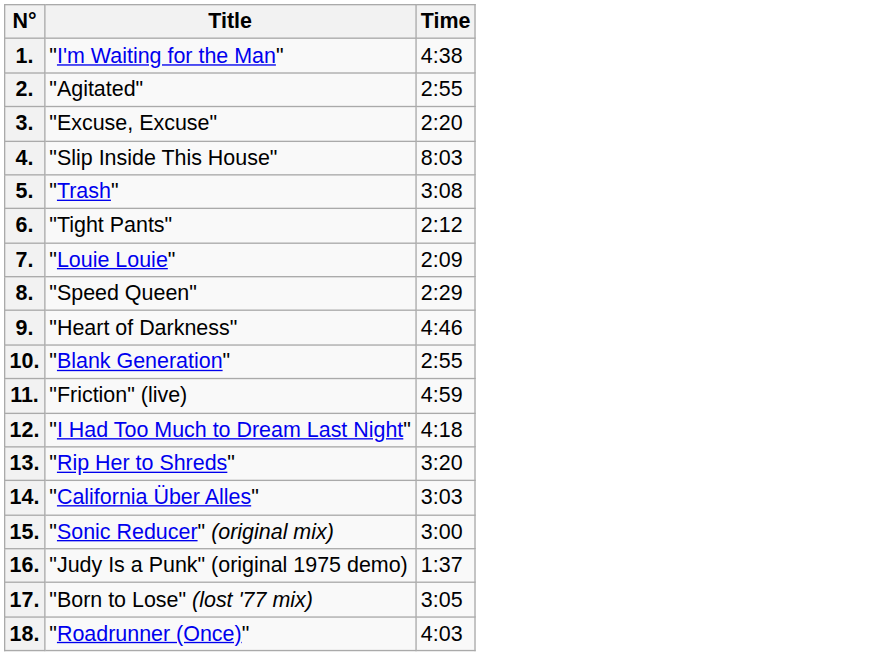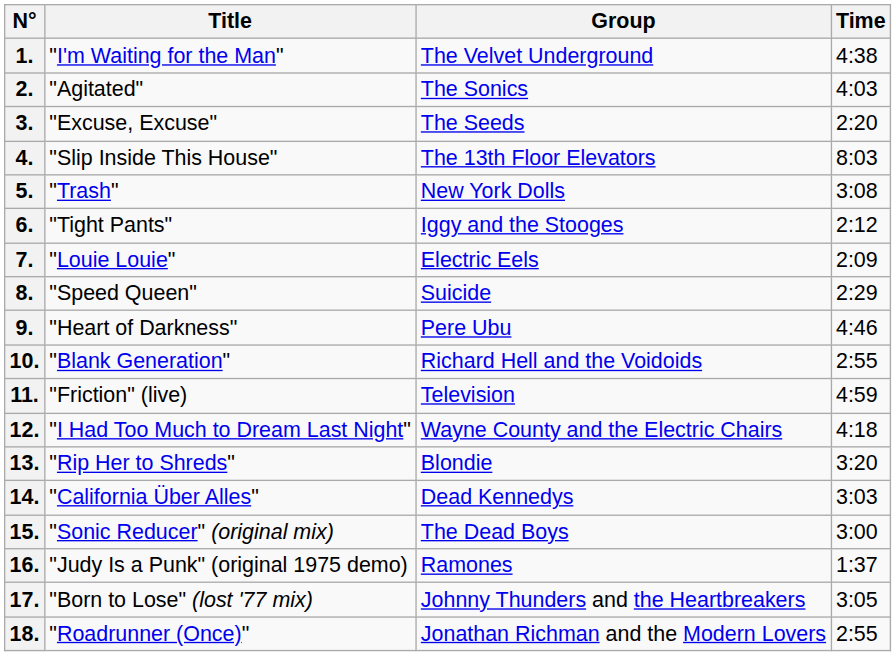+ column: (623, 21)
(442, 89) 2:55 -> (857, 89) 4:03
(442, 633) 4:03 -> (857, 633) 2:55
